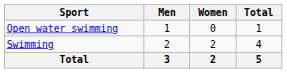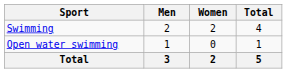rows swapped: (62, 28) <-> (30, 44)
